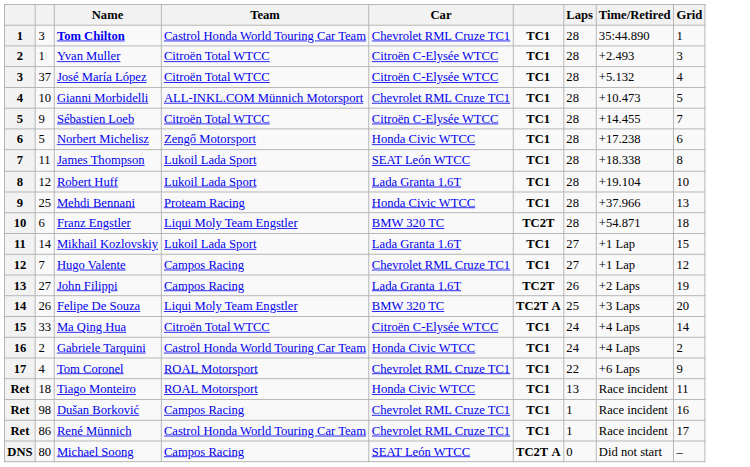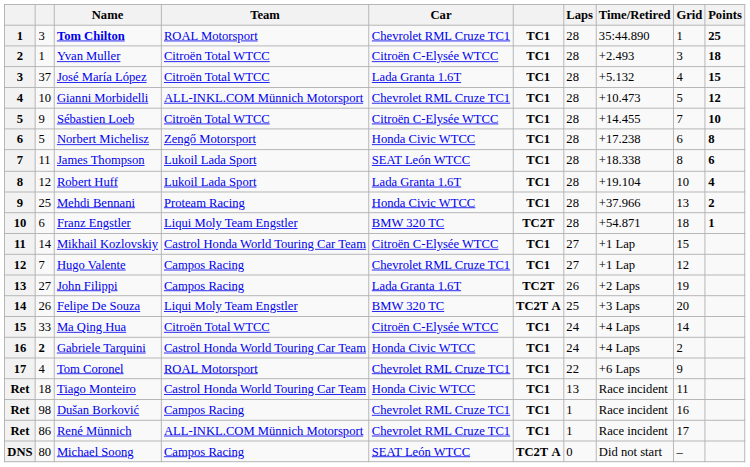+ column: (725, 15)
(265, 35) Castrol Honda World Touring Car Team -> (211, 35) ROAL Motorsport
(435, 77) Citroën C-Elysée WTCC -> (416, 77) Lada Granta 1.6T
(210, 243) Lukoil Lada Sport -> (265, 243) Castrol Honda World Touring Car Team
(416, 243) Lada Granta 1.6T -> (435, 243) Citroën C-Elysée WTCC
(42, 347) normal -> (42, 347) bold
(211, 389) ROAL Motorsport -> (265, 389) Castrol Honda World Touring Car Team
(265, 431) Castrol Honda World Touring Car Team -> (264, 431) ALL-INKL.COM Münnich Motorsport
